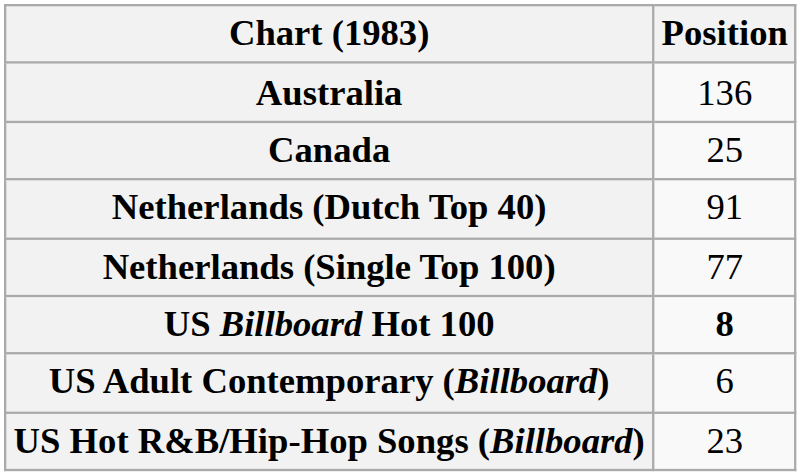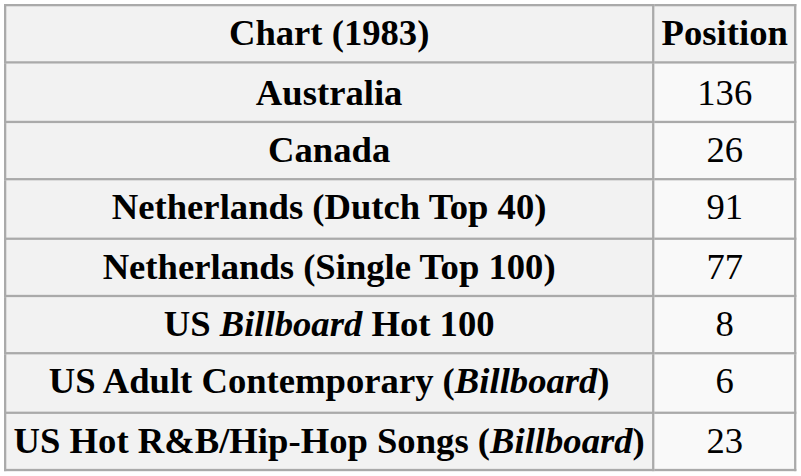(725, 149) 25 -> (725, 149) 26
(725, 324) bold -> (725, 324) normal
